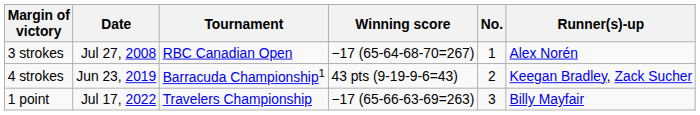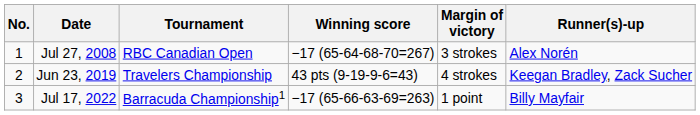columns swapped: (492, 23) <-> (39, 23)
(244, 76) Barracuda Championship1 -> (197, 75) Travelers Championship
(237, 100) Travelers Championship -> (204, 98) Barracuda Championship1
